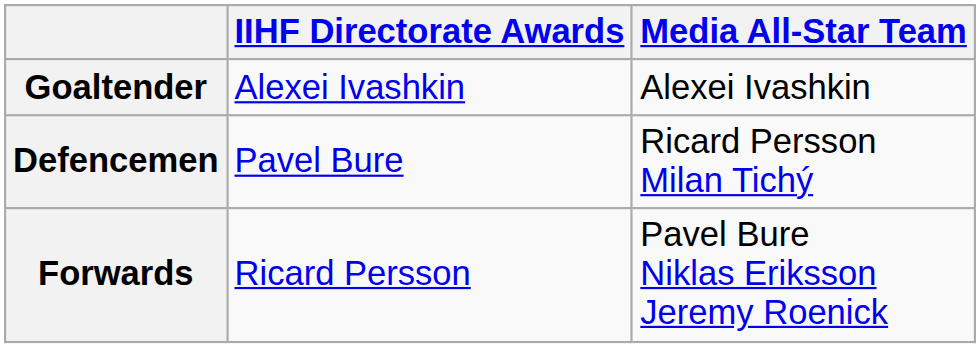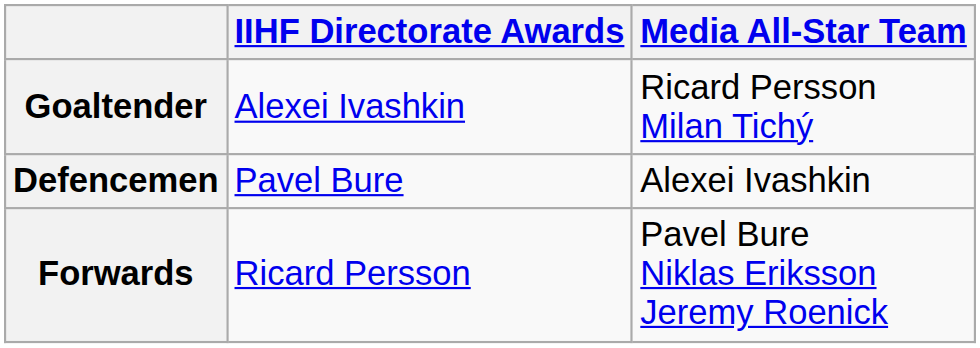(756, 86) Alexei Ivashkin -> (758, 106) Ricard Persson Milan Tichý
(758, 160) Ricard Persson Milan Tichý -> (756, 180) Alexei Ivashkin
